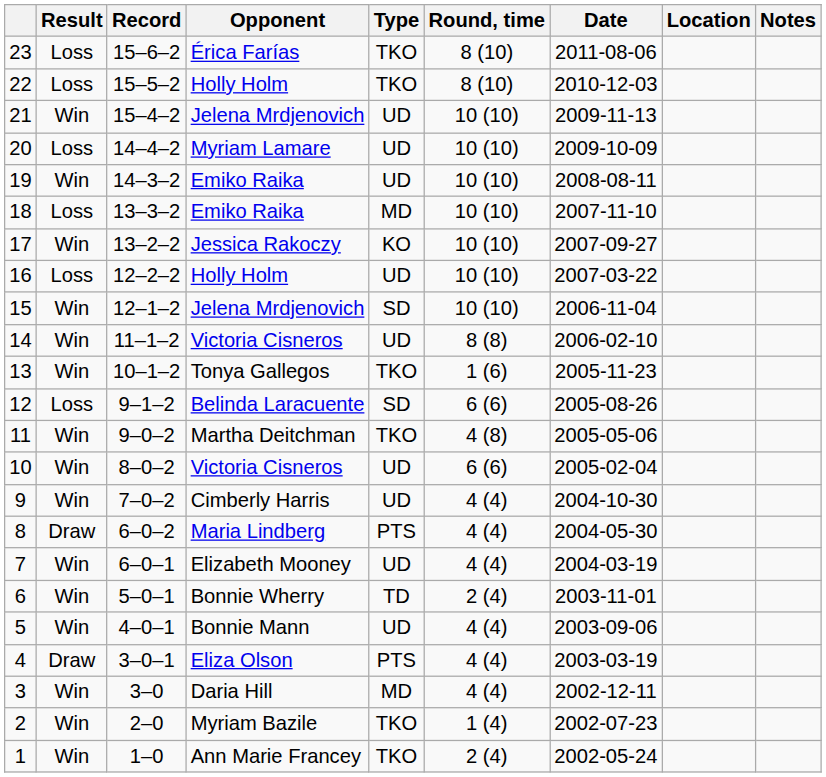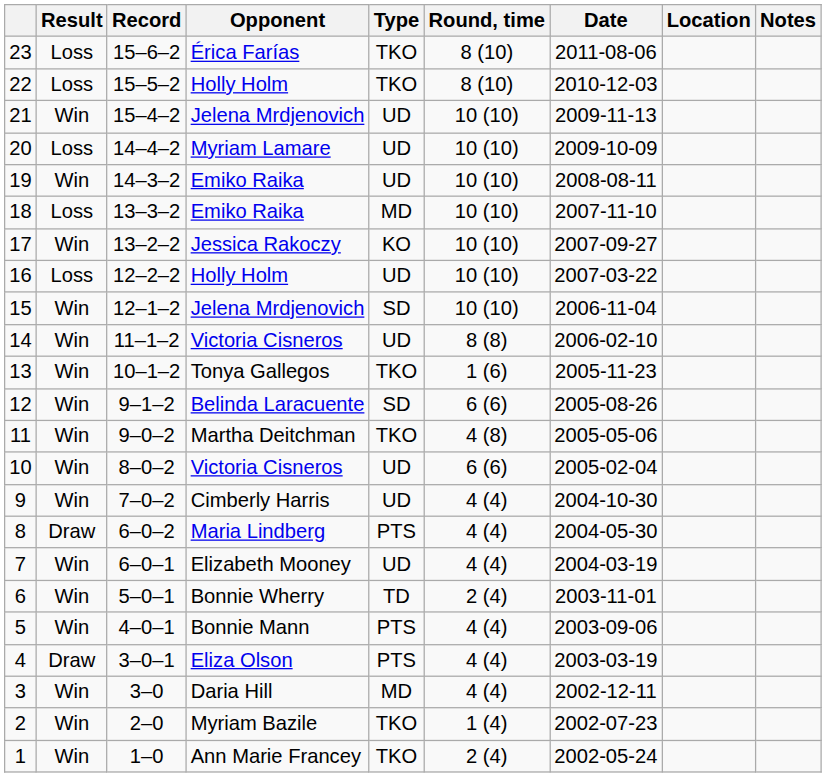(72, 404) Loss -> (72, 404) Win
(396, 627) UD -> (396, 627) PTS
